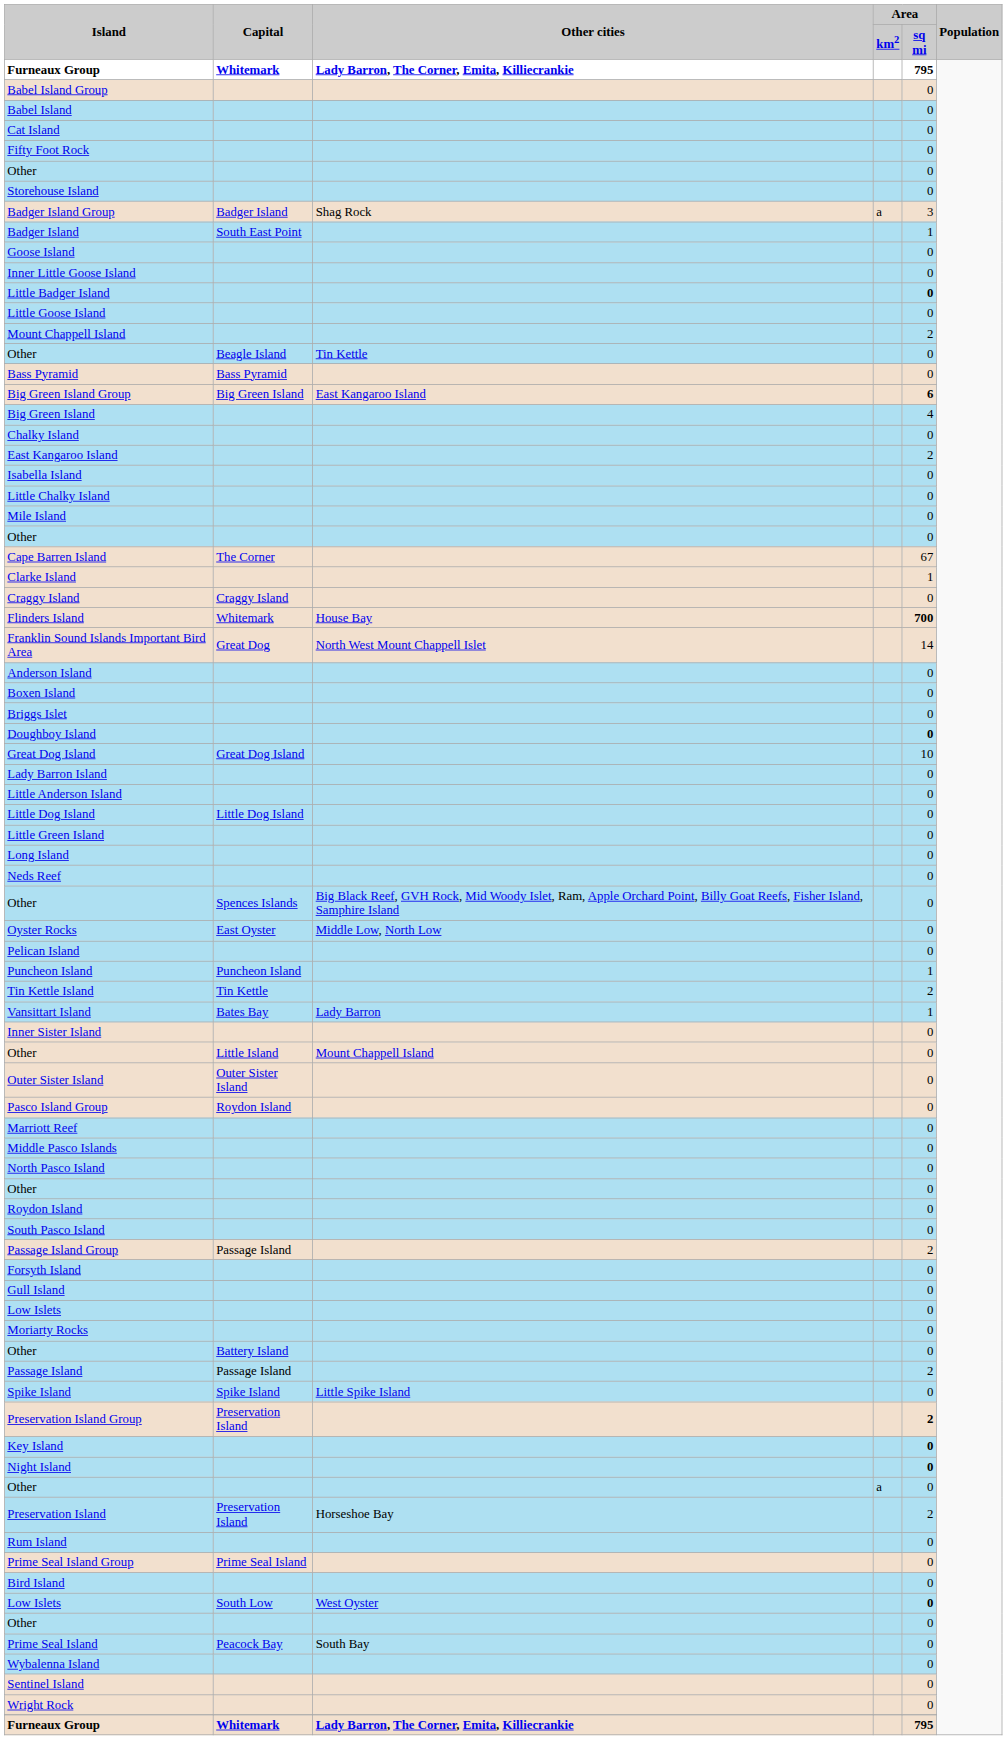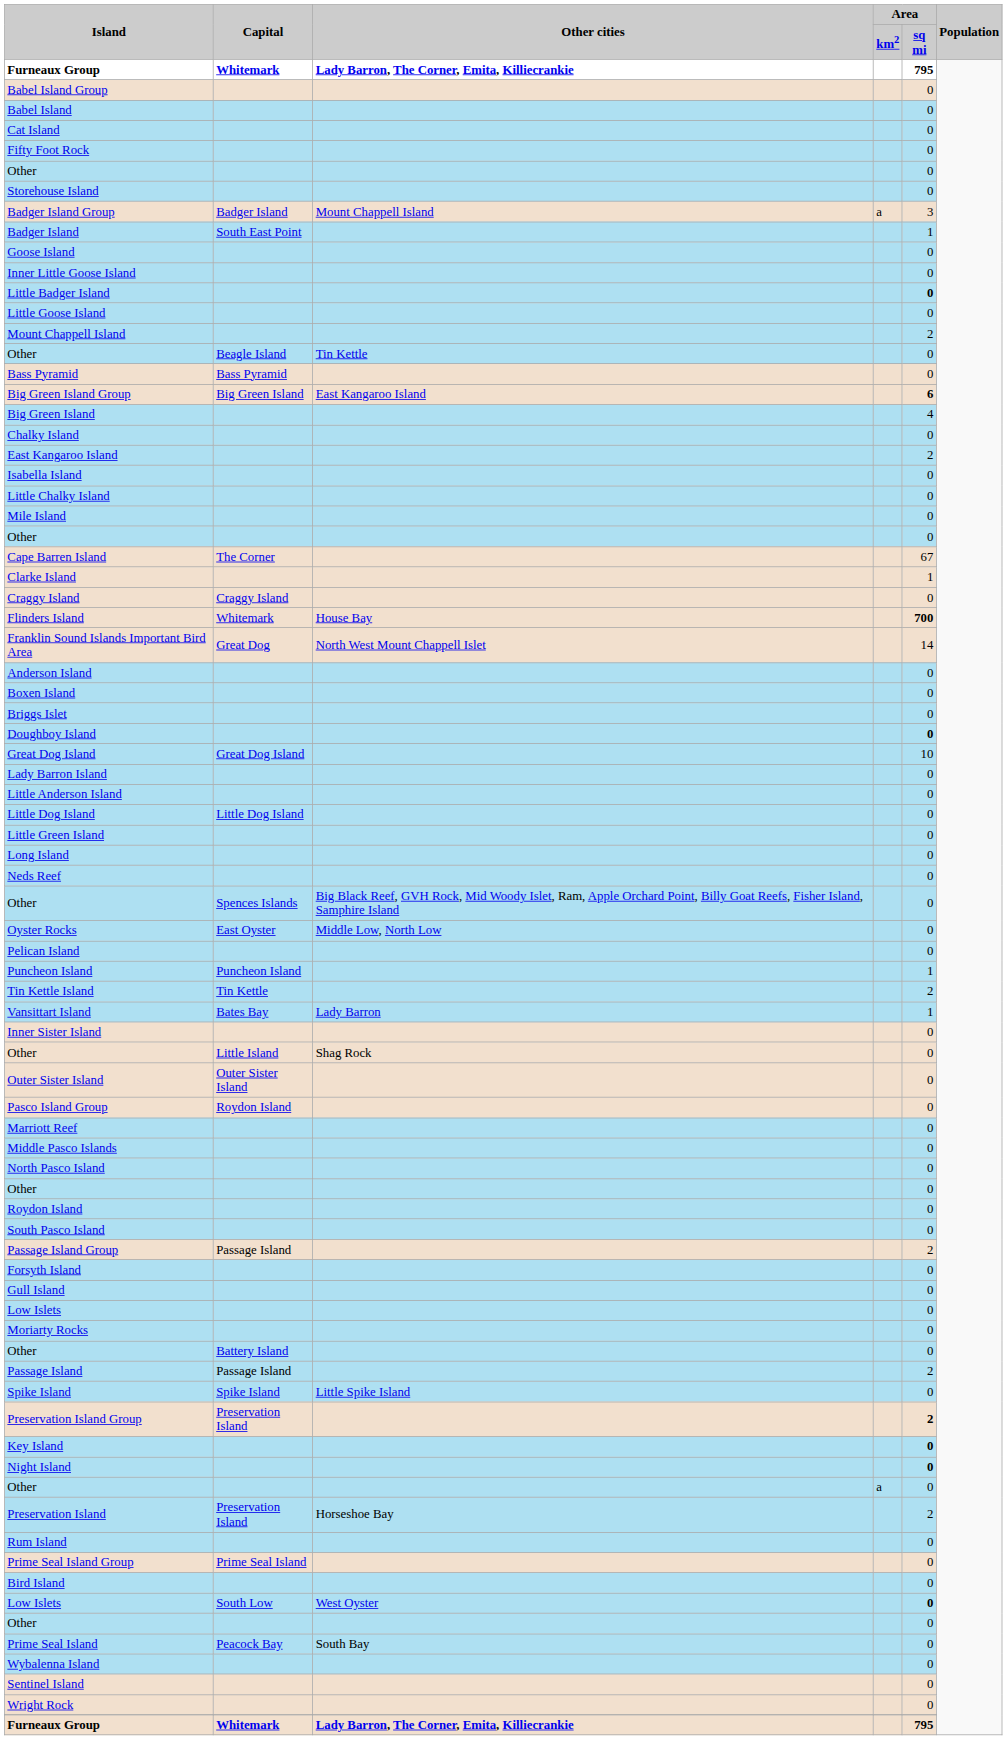(344, 211) Shag Rock -> (375, 211) Mount Chappell Island
(375, 1052) Mount Chappell Island -> (344, 1052) Shag Rock
